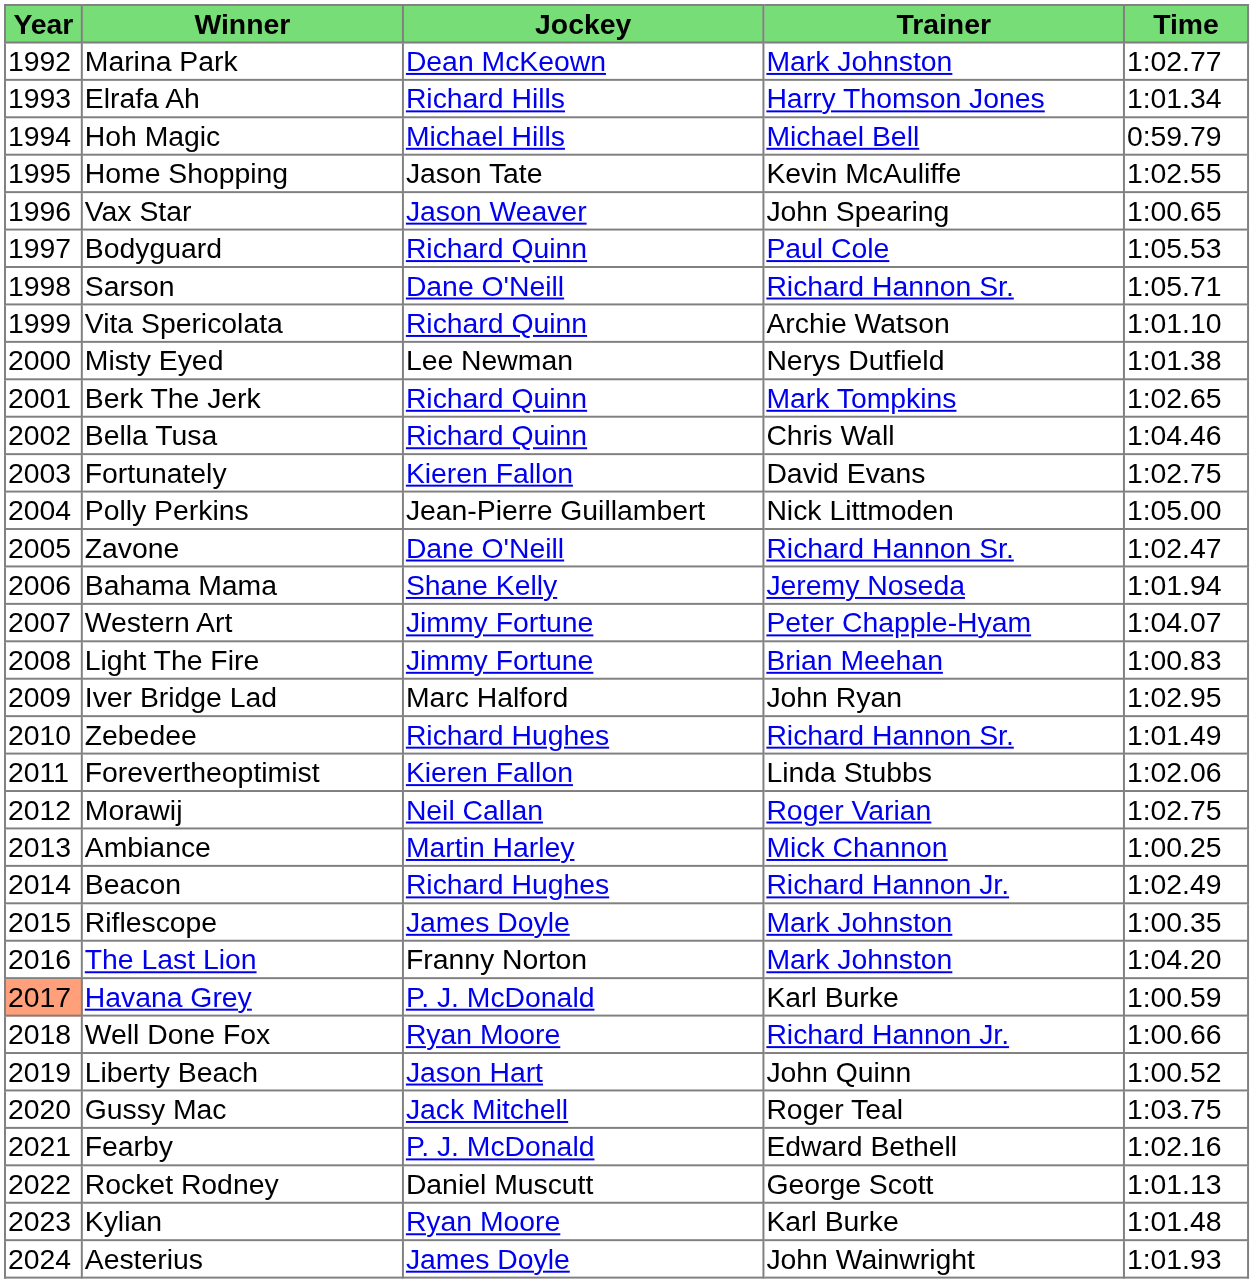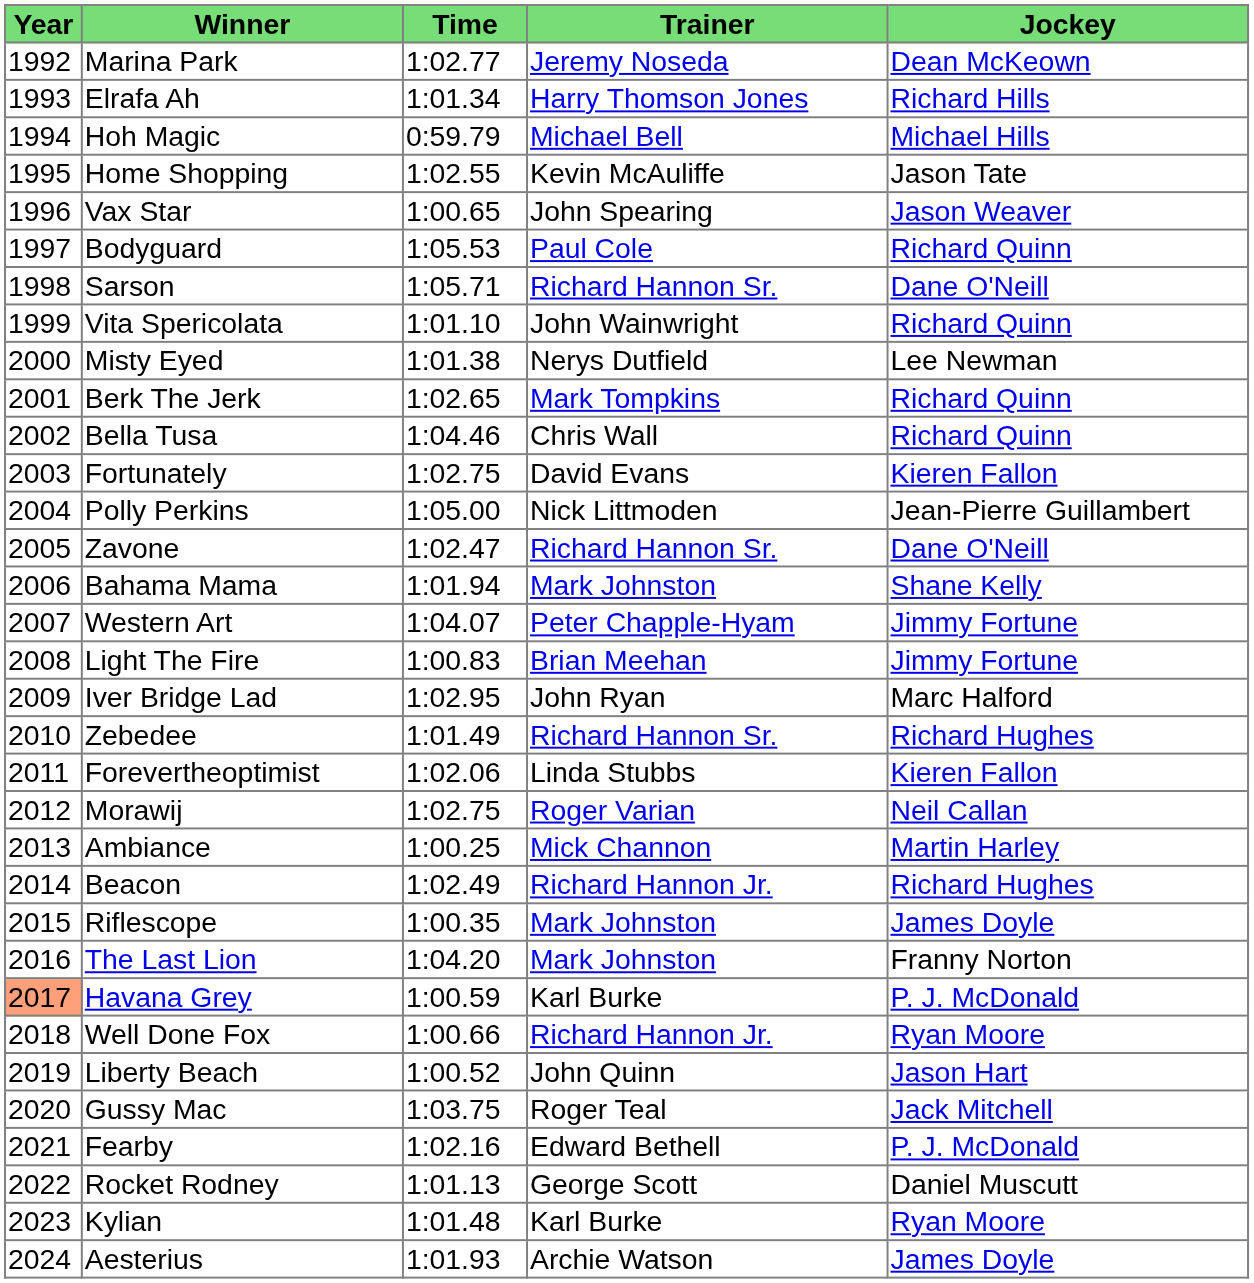columns swapped: (583, 24) <-> (1186, 24)
(859, 61) Mark Johnston -> (629, 61) Jeremy Noseda
(858, 323) Archie Watson -> (634, 323) John Wainwright
(866, 585) Jeremy Noseda -> (623, 585) Mark Johnston
(871, 1259) John Wainwright -> (622, 1259) Archie Watson
